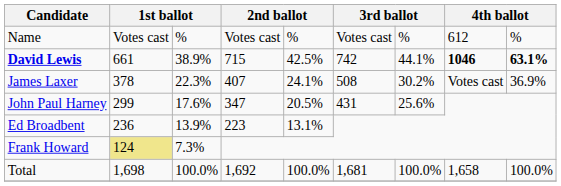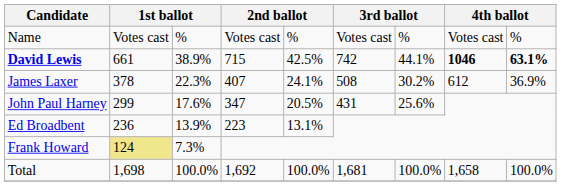(458, 37) 612 -> (476, 37) Votes cast
(476, 81) Votes cast -> (458, 81) 612
